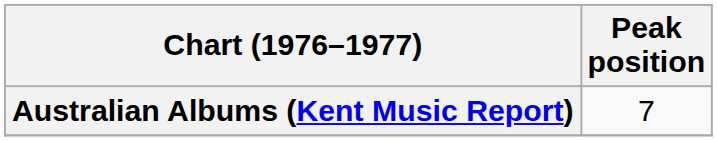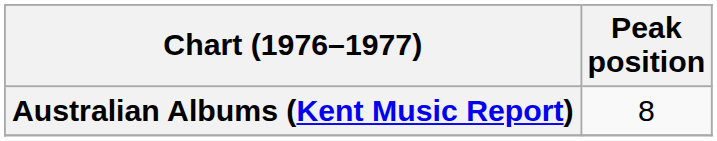(646, 110) 7 -> (646, 110) 8
